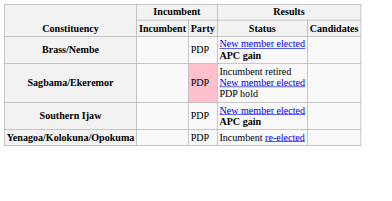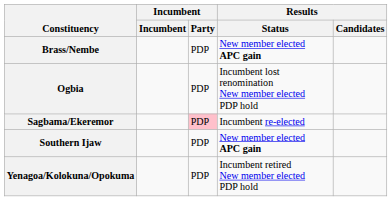+ row: (70, 88)
(262, 83) Incumbent retired New member elected PDP hold -> (262, 121) Incumbent re-elected
(262, 137) Incumbent re-elected -> (262, 176) Incumbent retired New member elected PDP hold
